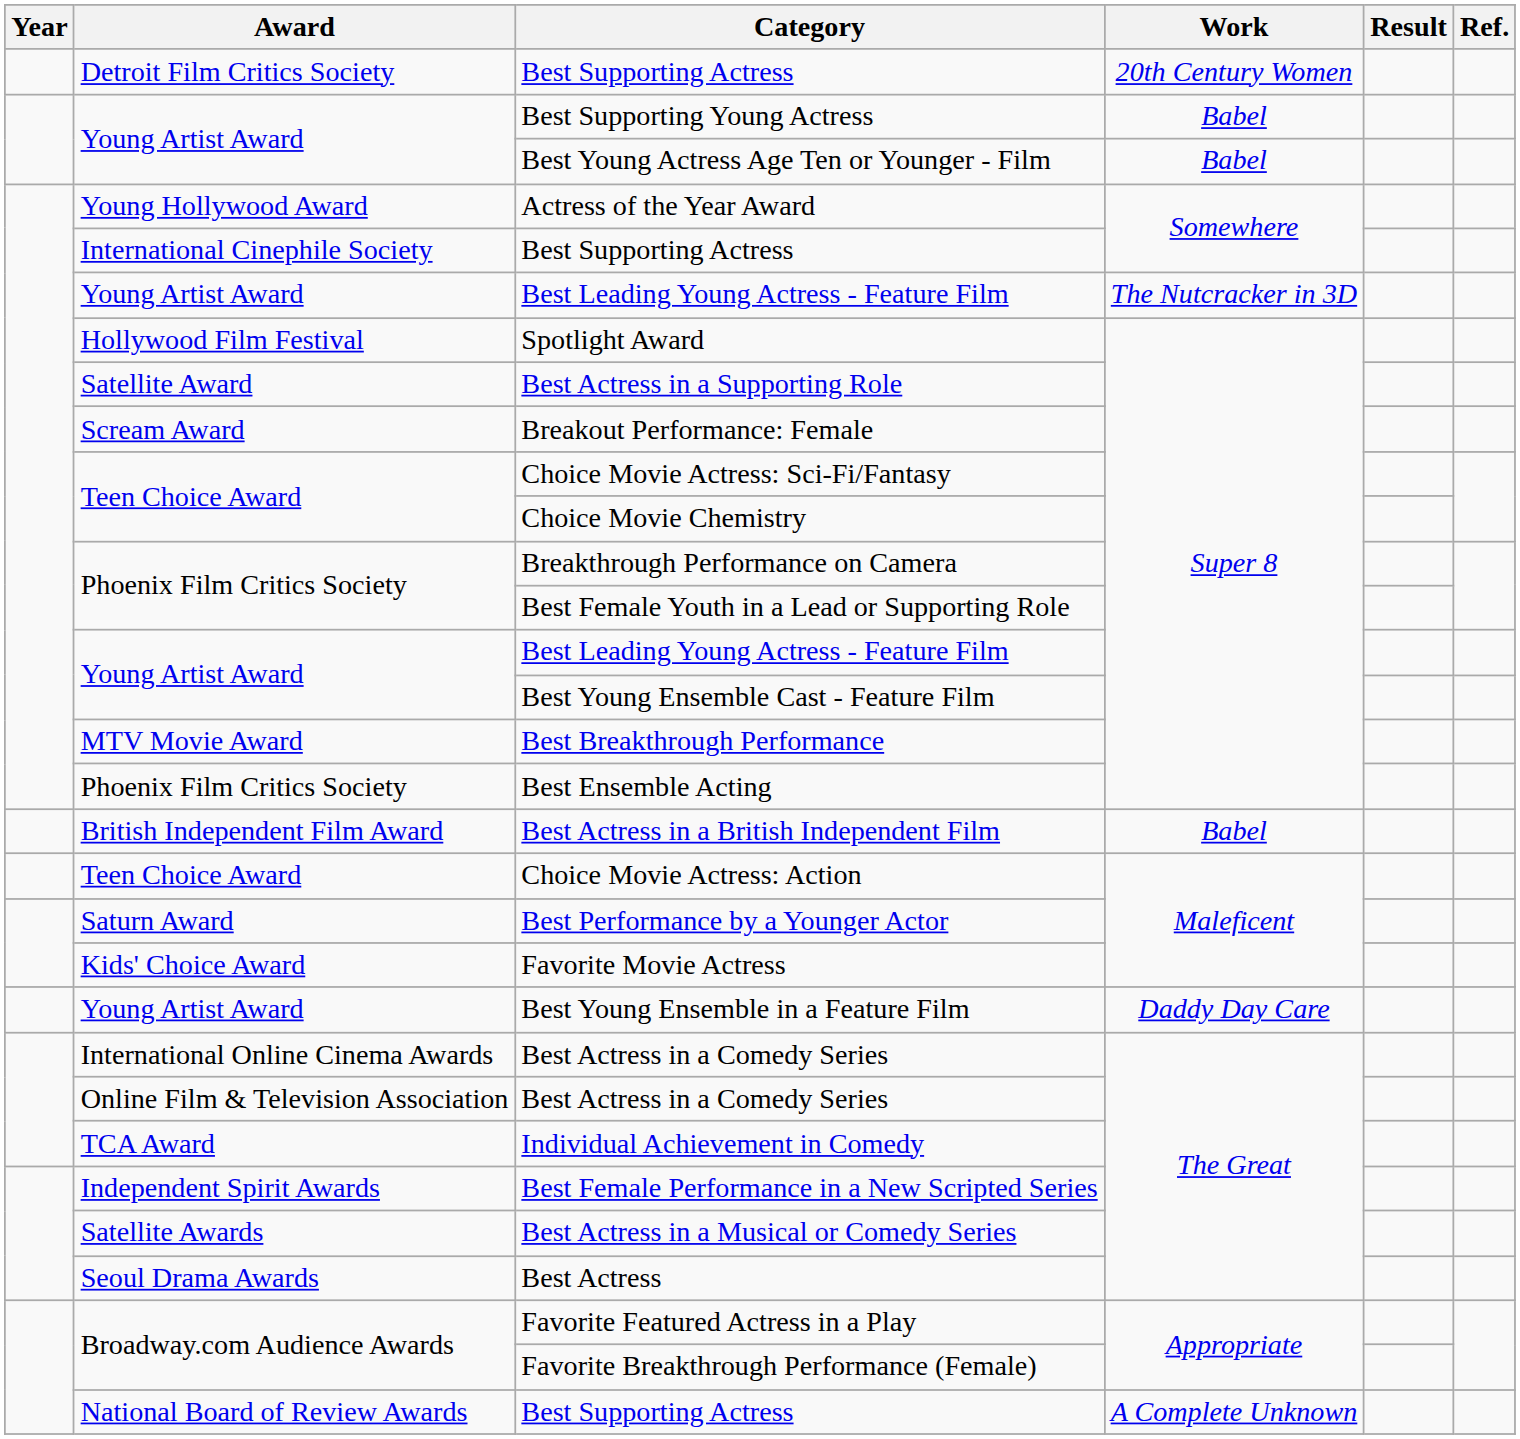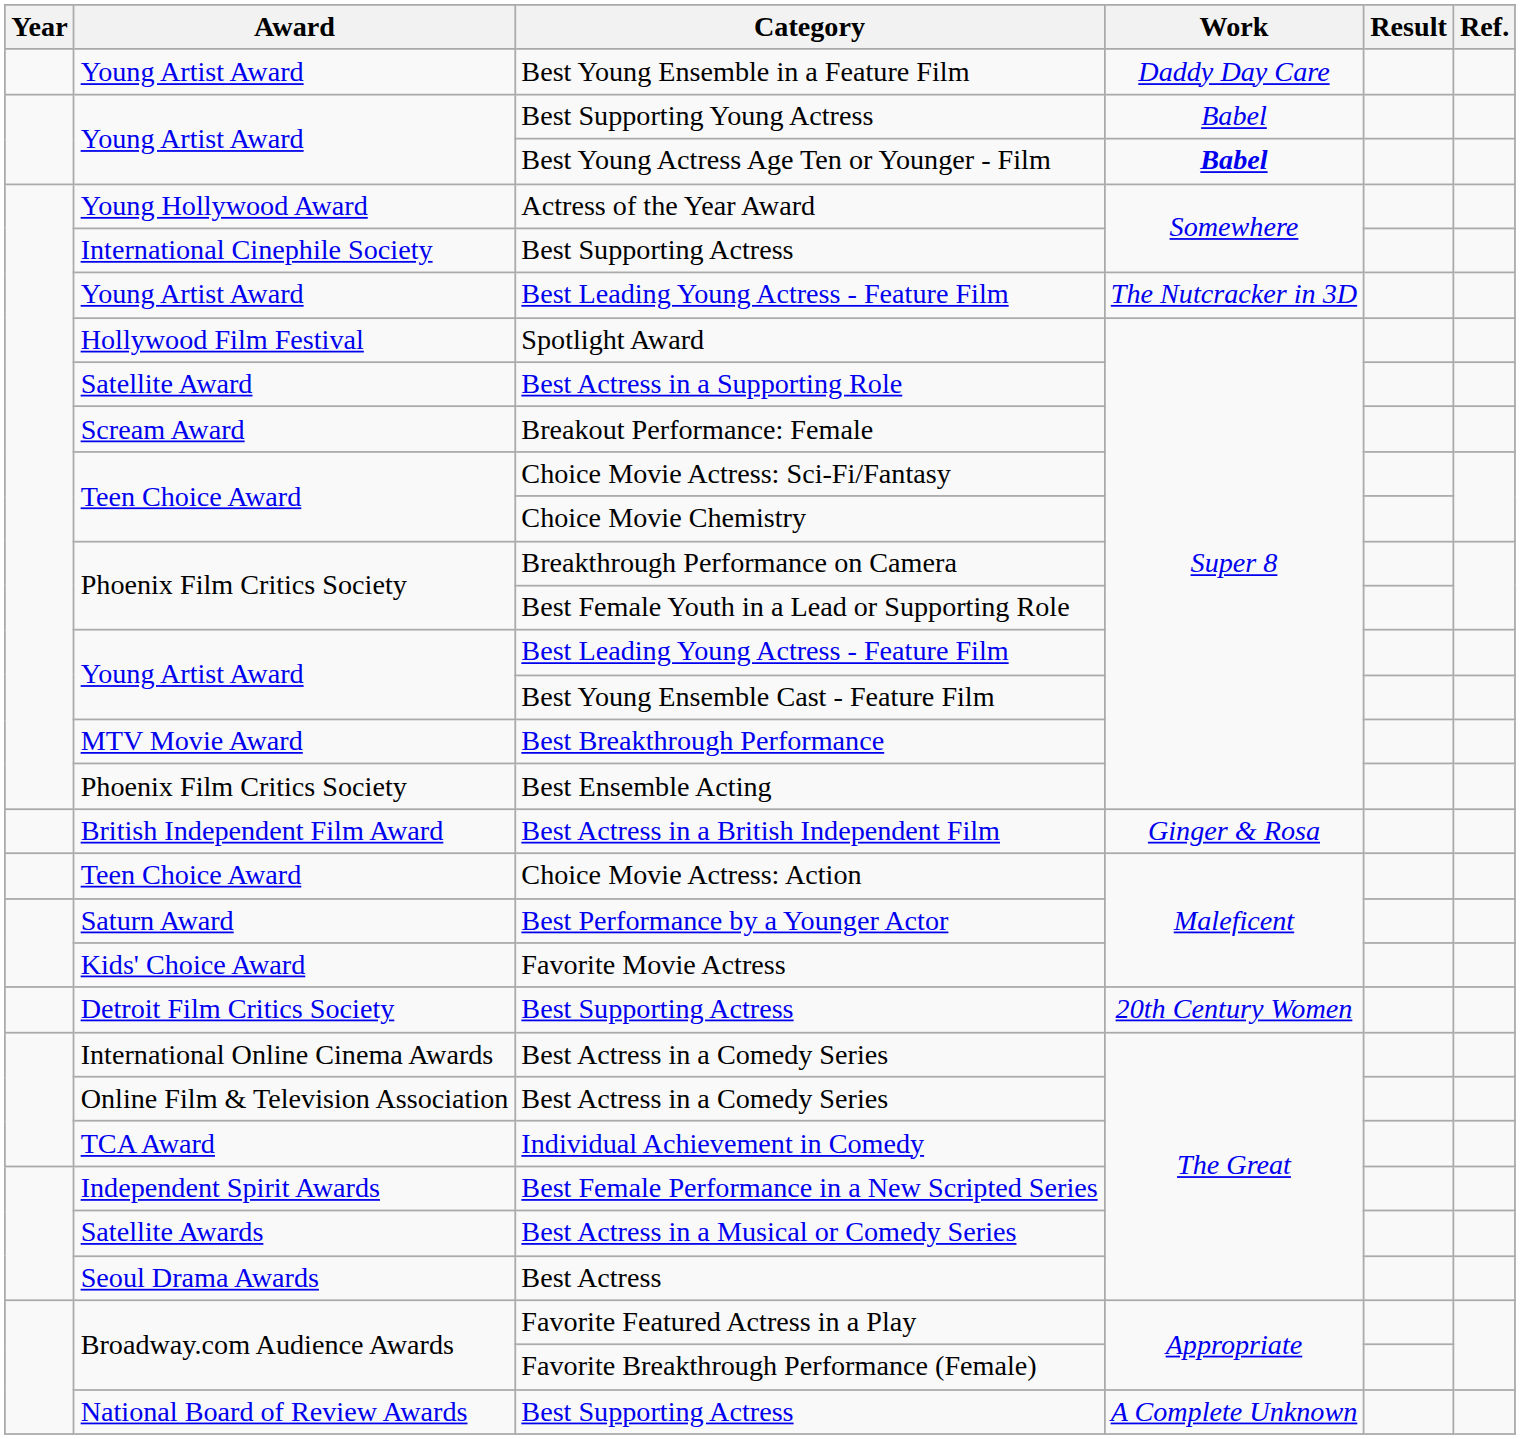rows swapped: (192, 1009) <-> (237, 71)
(1234, 160) normal -> (1234, 160) bold
(1234, 830) Babel -> (1234, 830) Ginger & Rosa
